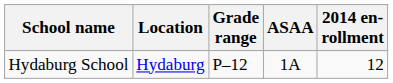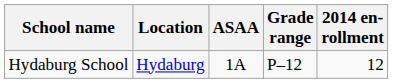columns swapped: (236, 27) <-> (290, 27)
